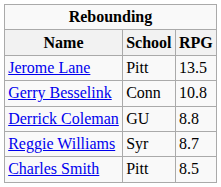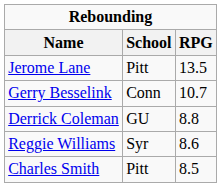(193, 93) 10.8 -> (193, 93) 10.7
(189, 144) 8.7 -> (189, 144) 8.6
